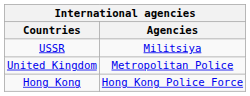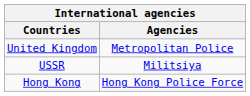rows swapped: (52, 48) <-> (52, 65)
